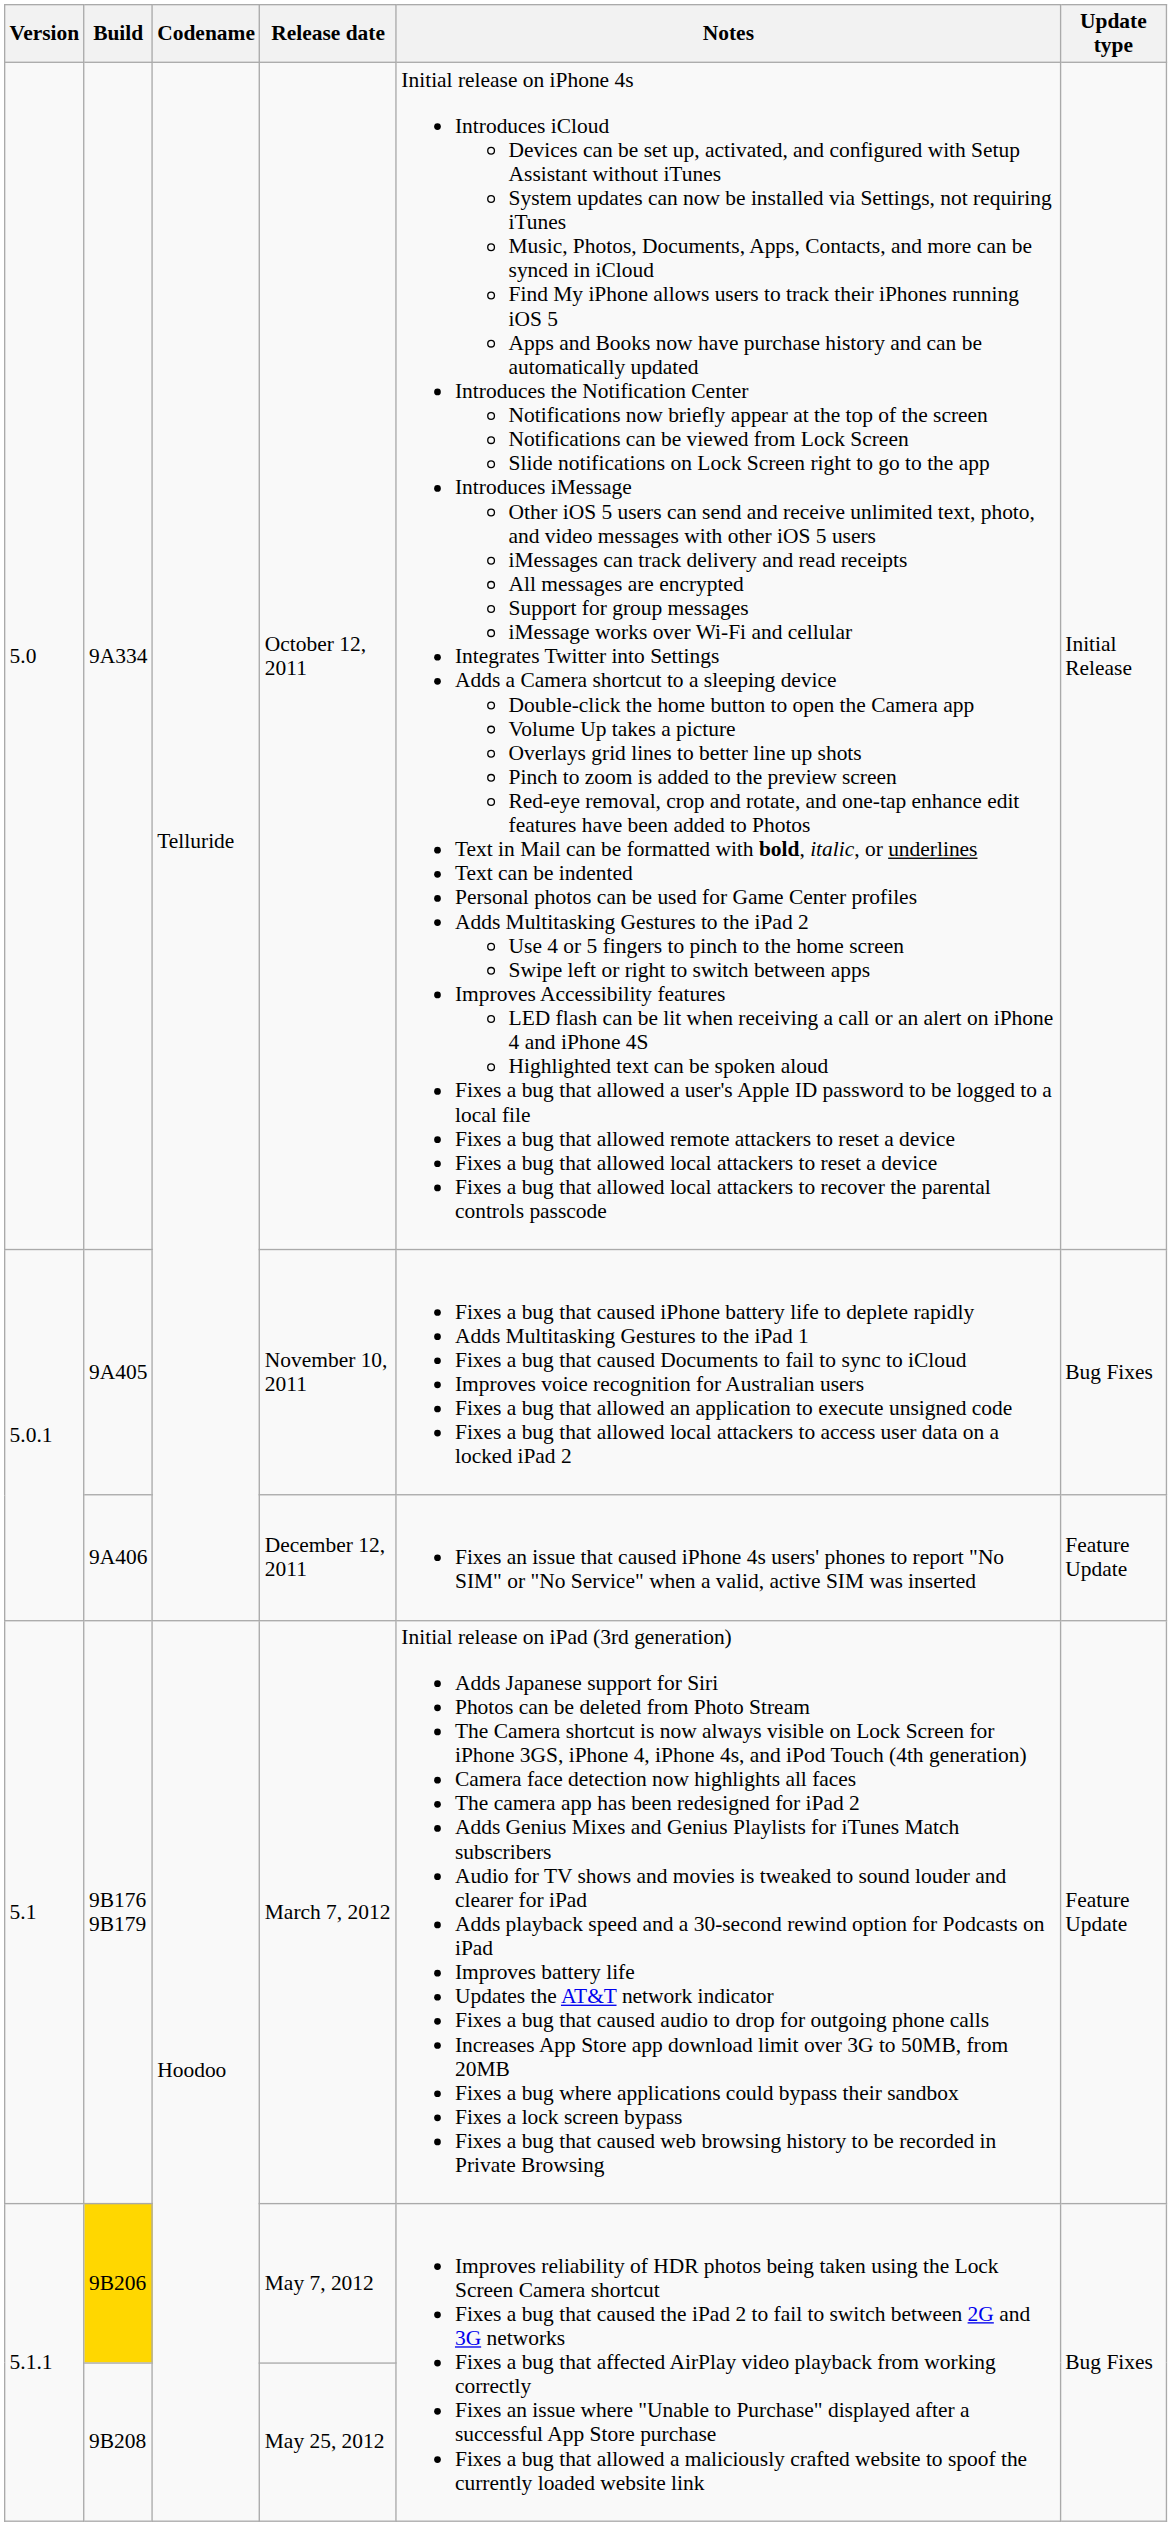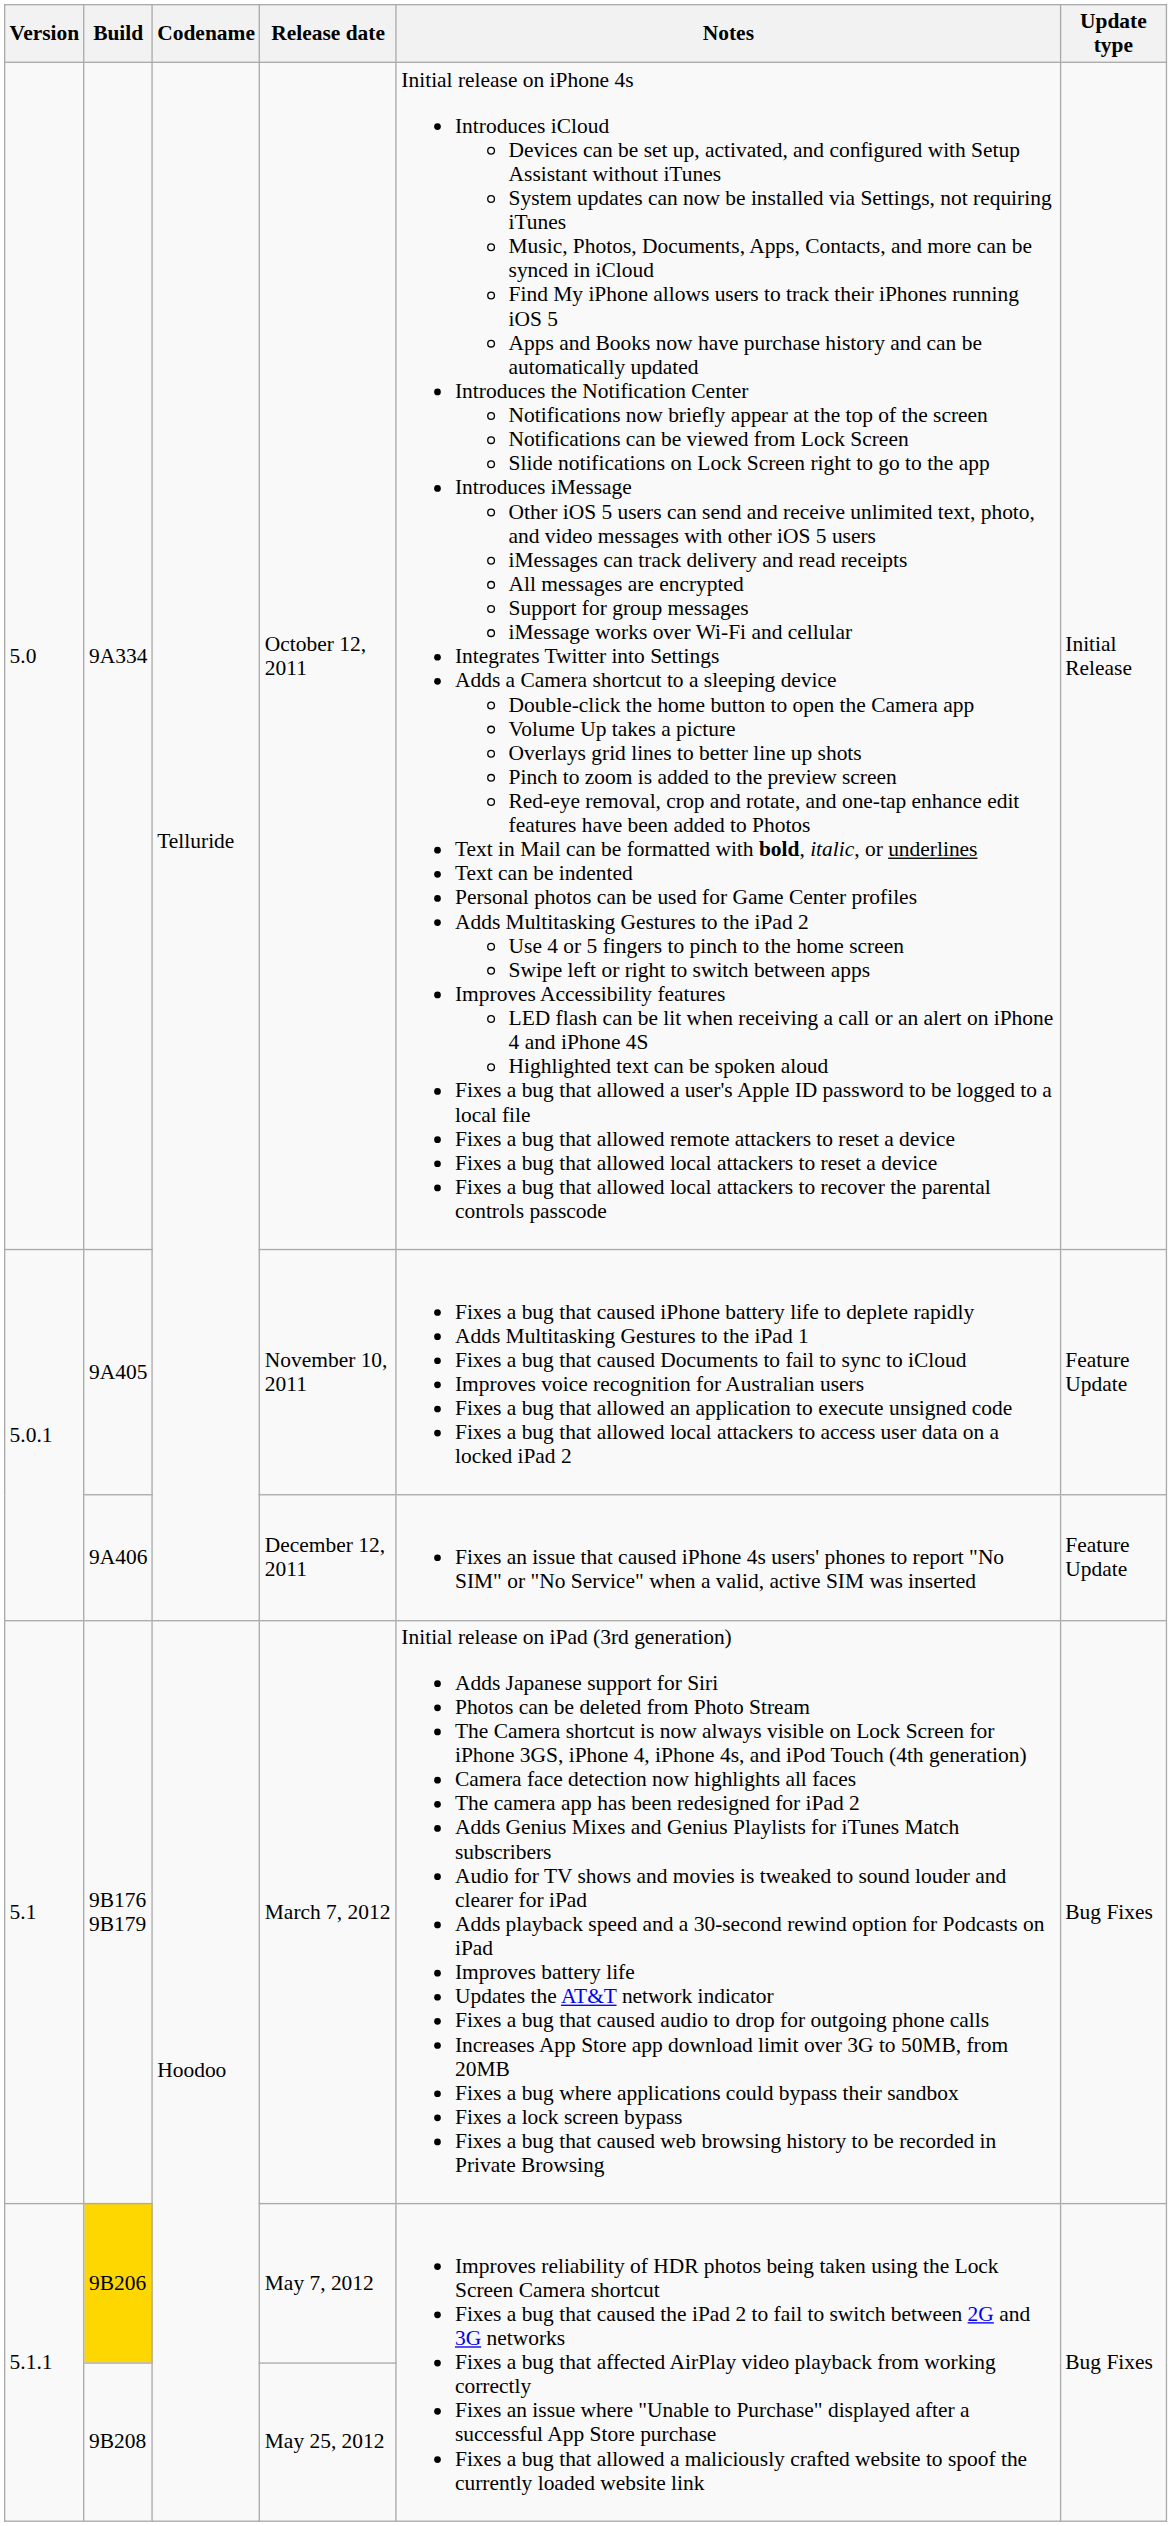(1109, 1371) Bug Fixes -> (1097, 1371) Feature Update
(1097, 1911) Feature Update -> (1109, 1911) Bug Fixes
